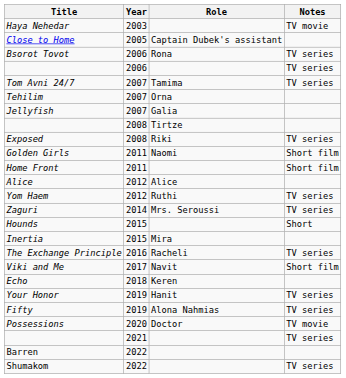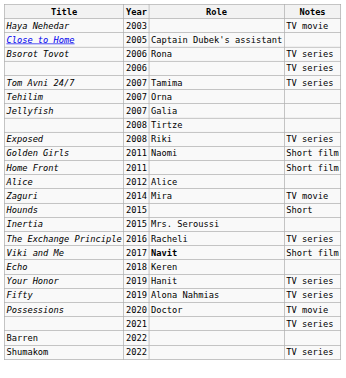- row: (27, 196)
(185, 210) Mrs. Seroussi -> (162, 196) Mira
(310, 210) TV series -> (307, 196) TV movie
(162, 239) Mira -> (185, 224) Mrs. Seroussi
(164, 267) normal -> (164, 253) bold
